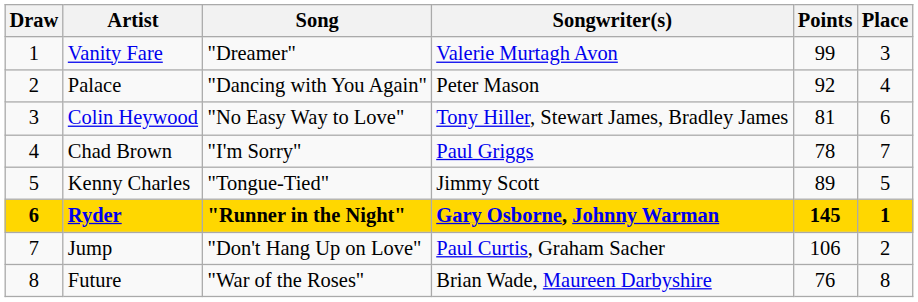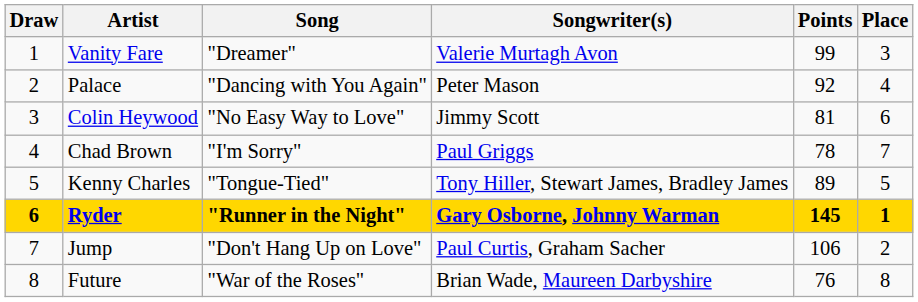(612, 118) Tony Hiller, Stewart James, Bradley James -> (488, 118) Jimmy Scott
(488, 183) Jimmy Scott -> (612, 183) Tony Hiller, Stewart James, Bradley James
